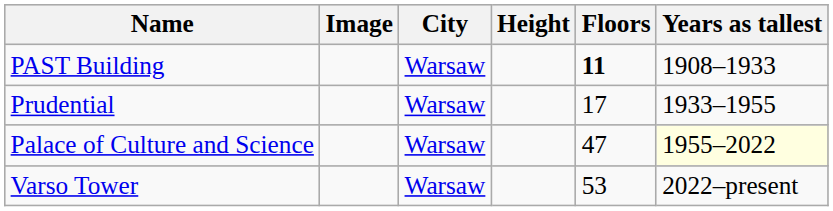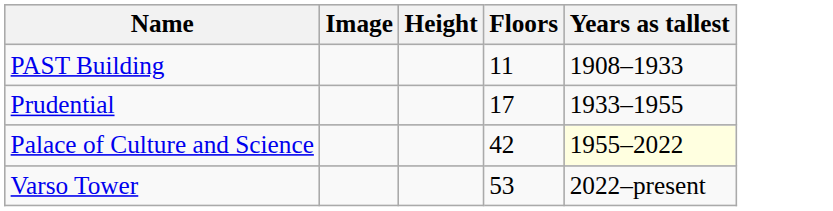- column: (445, 24)
(594, 64) bold -> (501, 64) normal
(594, 144) 47 -> (502, 144) 42
